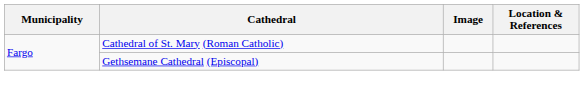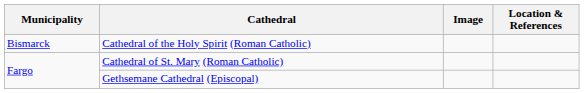+ row: (206, 43)
